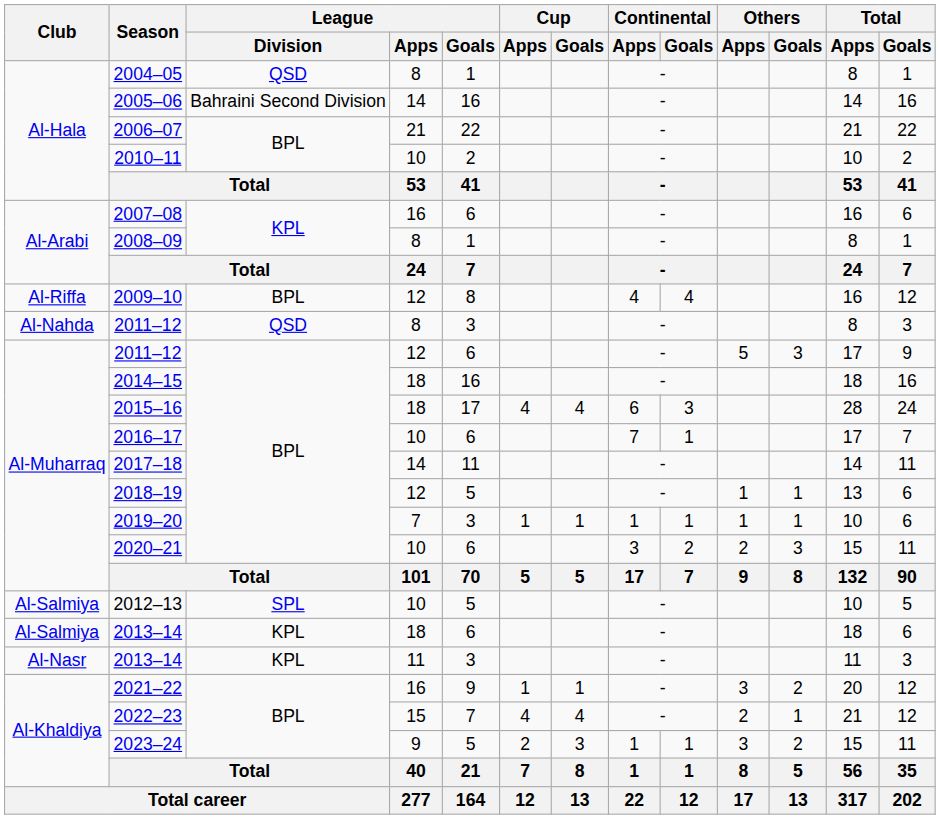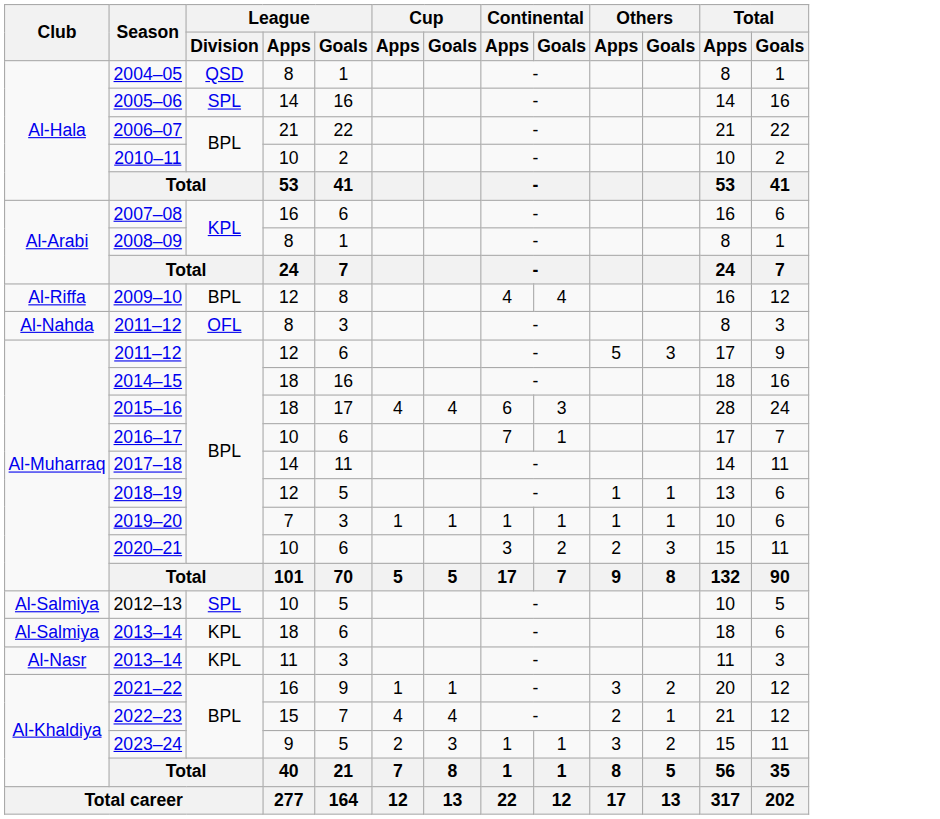(288, 102) Bahraini Second Division -> (224, 102) SPL
(288, 325) QSD -> (224, 325) OFL
